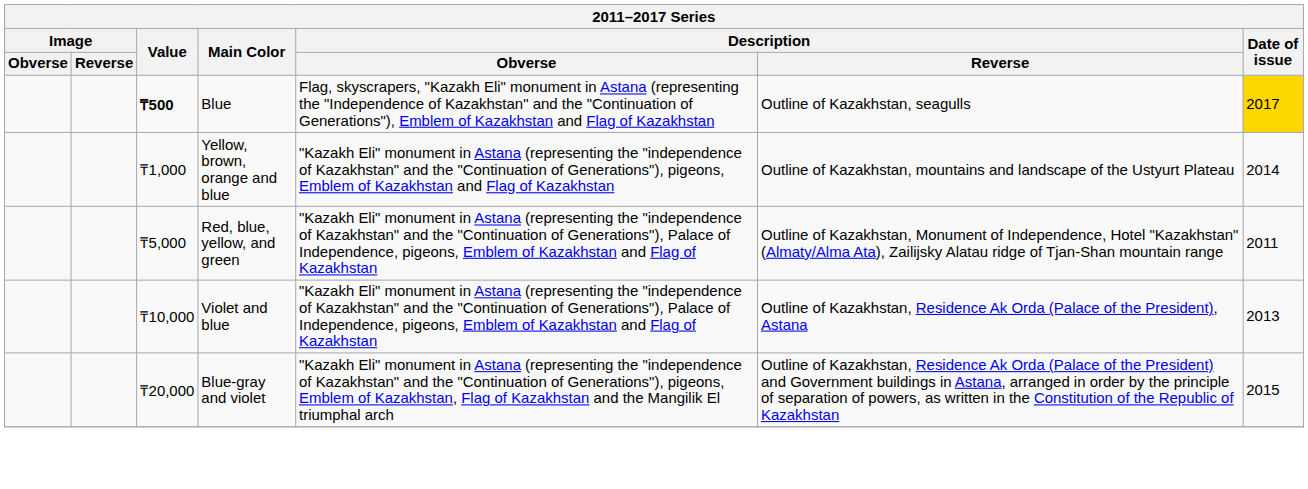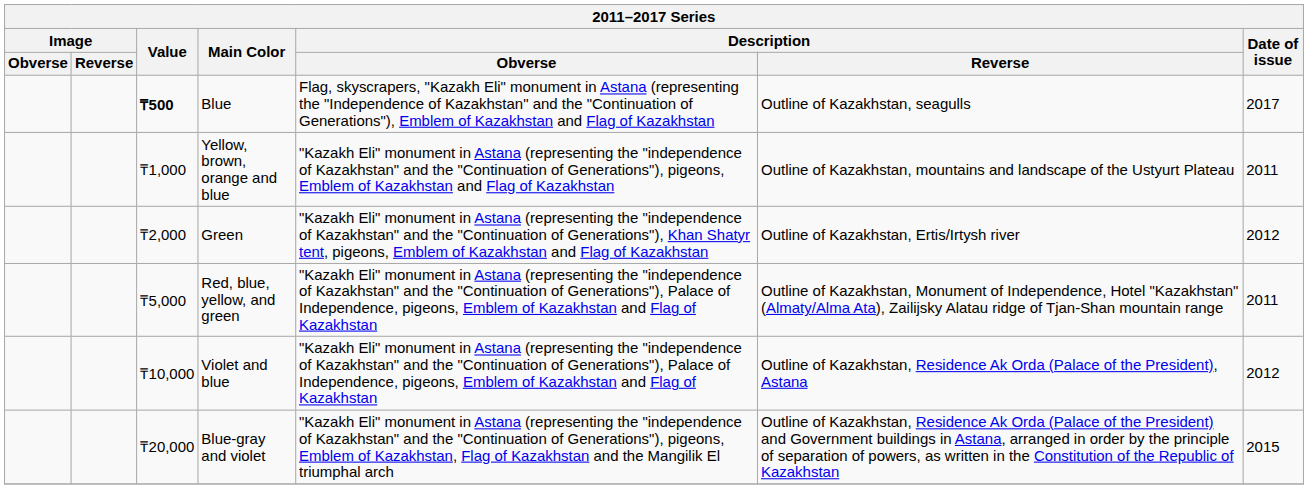(1263, 104) gold background -> (1263, 104) no background
(1263, 170) 2014 -> (1262, 170) 2011
+ row: (222, 235)
(1263, 317) 2013 -> (1263, 374) 2012
